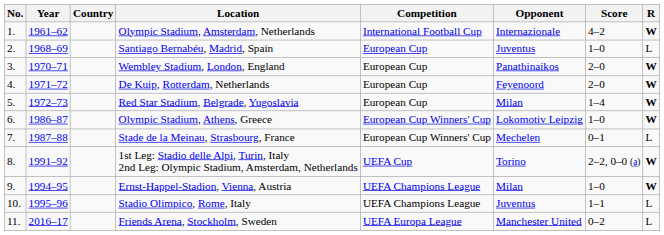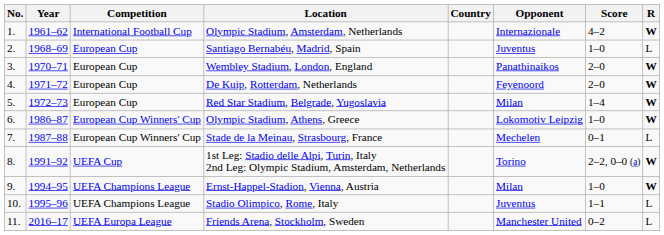columns swapped: (427, 13) <-> (93, 13)
